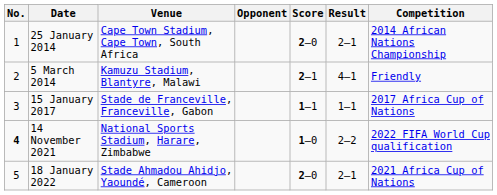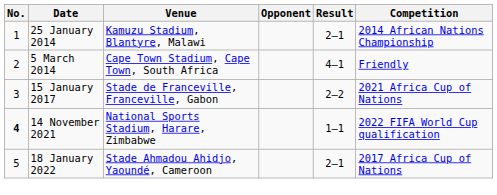- column: (308, 13)
(157, 42) Cape Town Stadium, Cape Town, South Africa -> (156, 36) Kamuzu Stadium, Blantyre, Malawi
(151, 77) Kamuzu Stadium, Blantyre, Malawi -> (178, 65) Cape Town Stadium, Cape Town, South Africa
(347, 106) 1–1 -> (335, 94) 2–2
(427, 106) 2017 Africa Cup of Nations -> (415, 94) 2021 Africa Cup of Nations
(347, 141) 2–2 -> (335, 129) 1–1
(427, 176) 2021 Africa Cup of Nations -> (415, 164) 2017 Africa Cup of Nations
